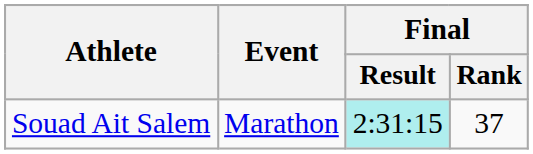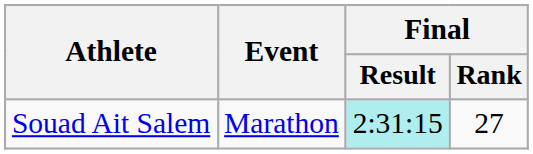(489, 123) 37 -> (489, 123) 27
